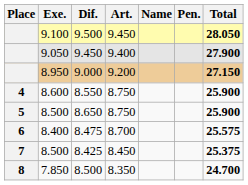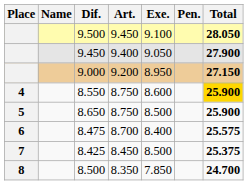columns swapped: (157, 14) <-> (55, 14)
(223, 92) no background -> (223, 92) gold background
